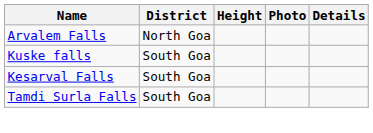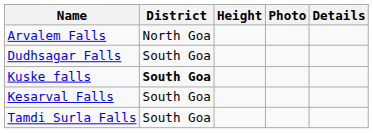+ row: (64, 56)
(177, 56) normal -> (177, 76) bold
